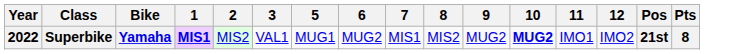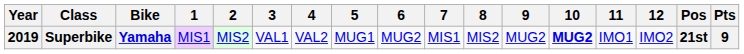+ column: (312, 15)
(23, 37) 2022 -> (23, 37) 2019
(194, 37) bold -> (194, 37) normal
(685, 37) 8 -> (725, 37) 9
